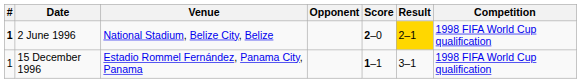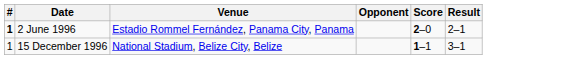- column: (505, 12)
(188, 35) National Stadium, Belize City, Belize -> (233, 29) Estadio Rommel Fernández, Panama City, Panama
(407, 35) gold background -> (456, 29) no background
(203, 64) Estadio Rommel Fernández, Panama City, Panama -> (197, 46) National Stadium, Belize City, Belize
